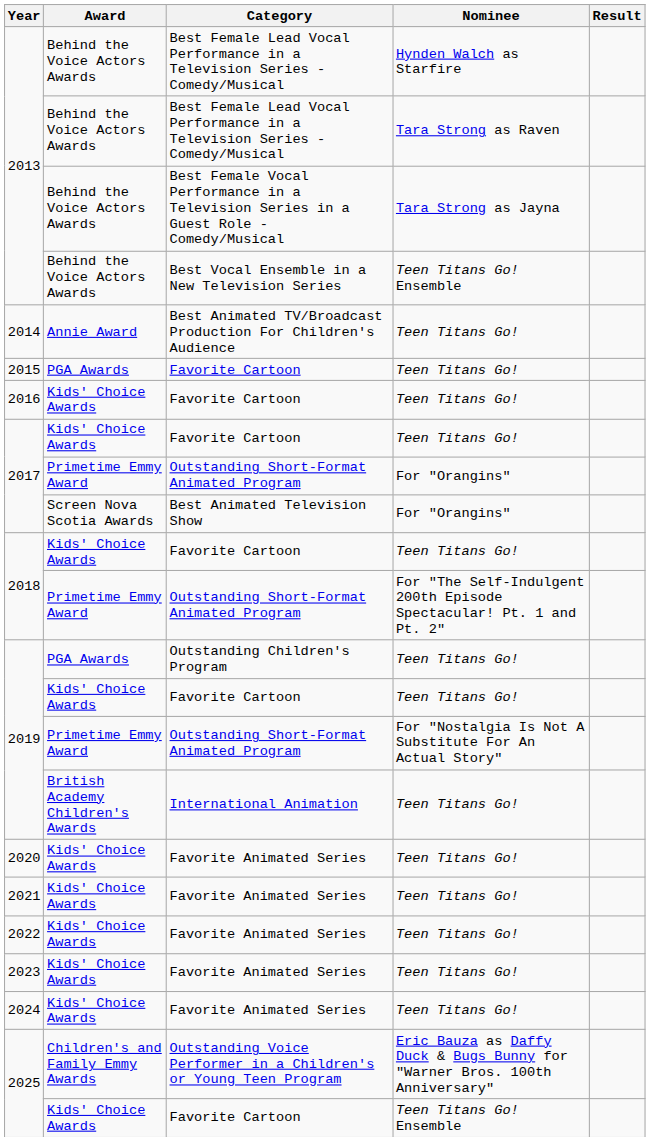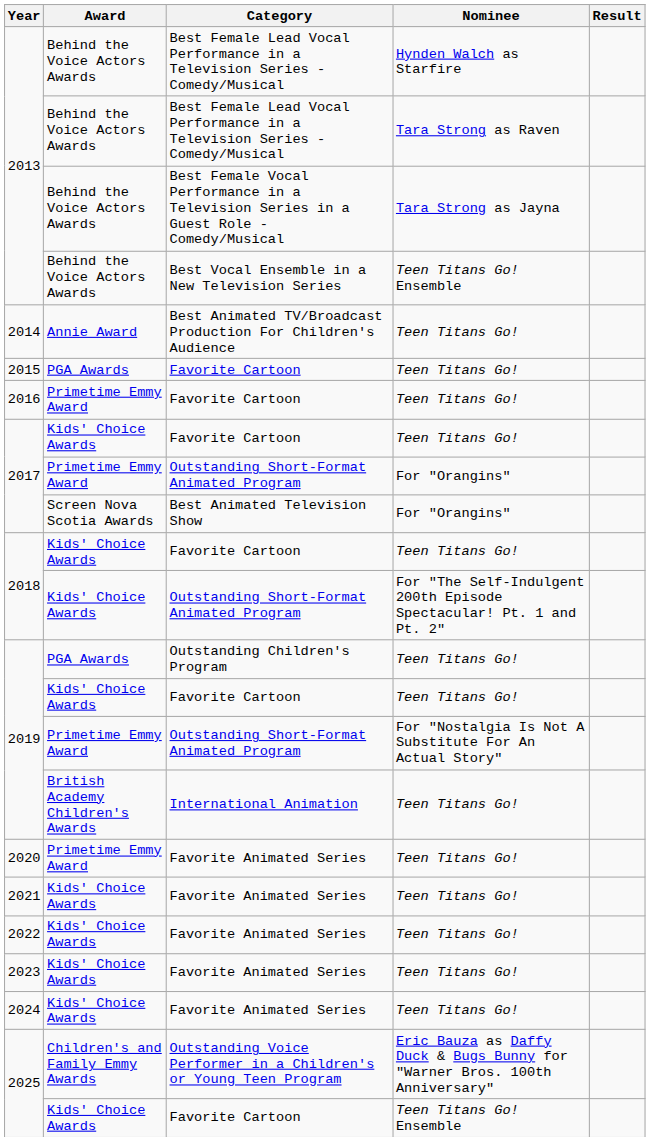(96, 400) Kids' Choice Awards -> (104, 400) Primetime Emmy Award
(104, 605) Primetime Emmy Award -> (96, 605) Kids' Choice Awards
(96, 858) Kids' Choice Awards -> (104, 858) Primetime Emmy Award
